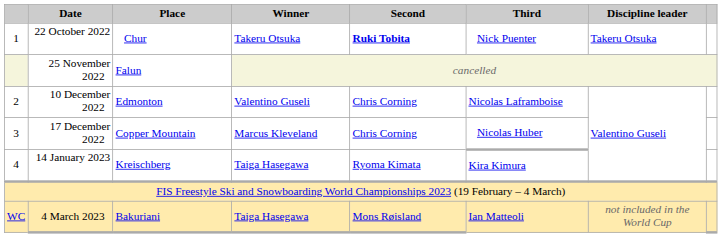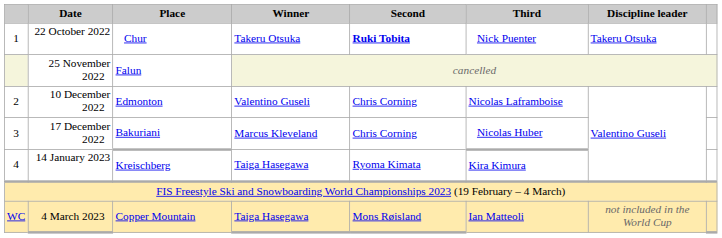(156, 133) Copper Mountain -> (138, 132) Bakuriani
(138, 216) Bakuriani -> (156, 216) Copper Mountain
